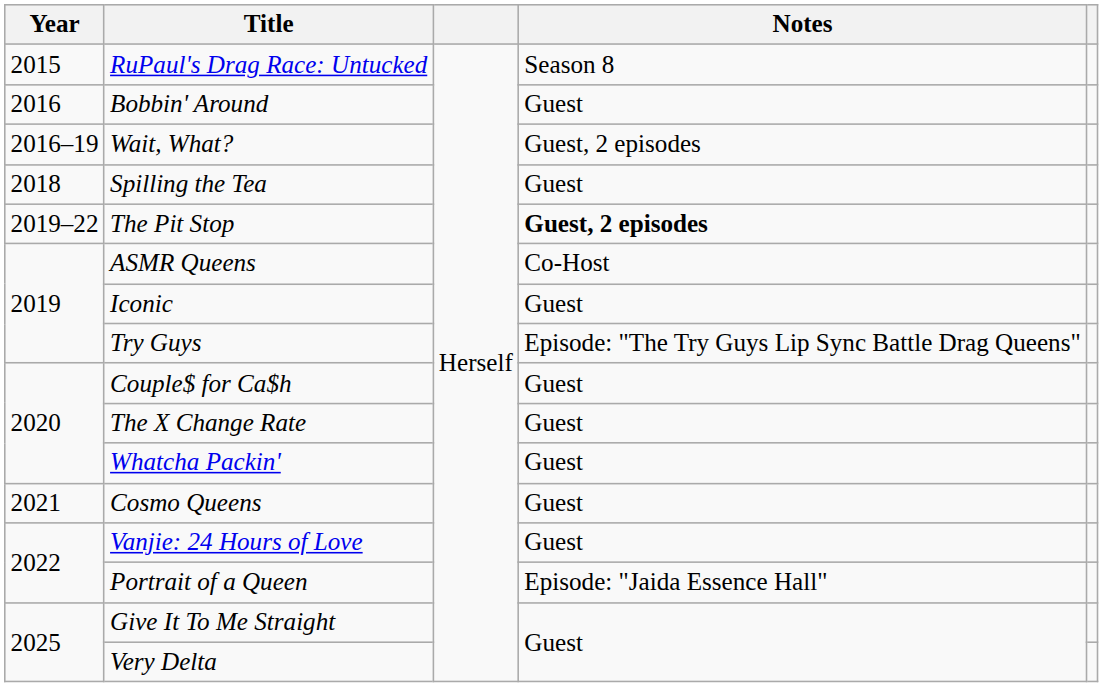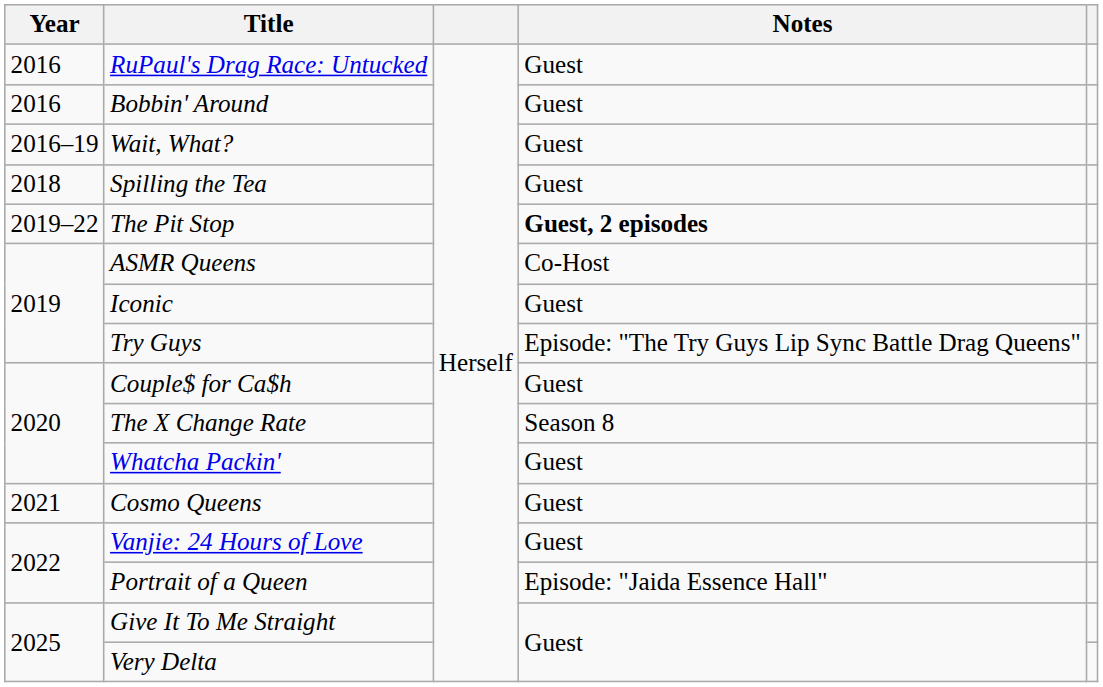(36, 64) 2015 -> (36, 64) 2016
(569, 64) Season 8 -> (554, 64) Guest
(613, 143) Guest, 2 episodes -> (554, 143) Guest
(554, 422) Guest -> (569, 422) Season 8
